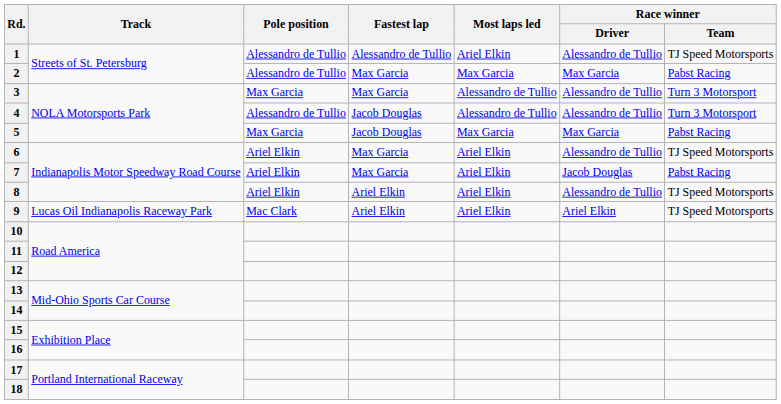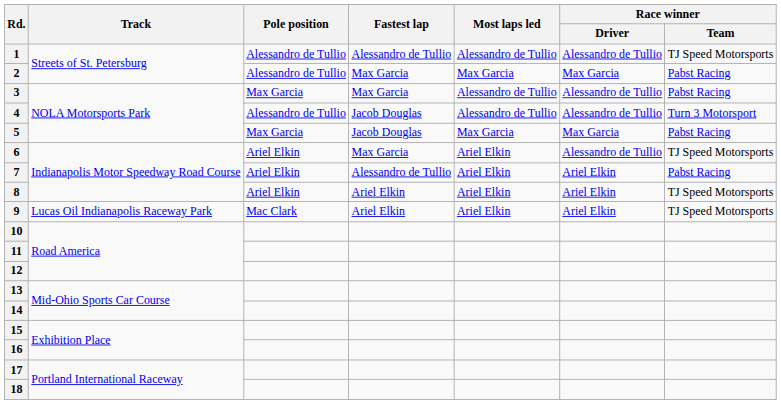(484, 53) Ariel Elkin -> (507, 53) Alessandro de Tullio
(712, 92) Turn 3 Motorsport -> (699, 92) Pabst Racing
(380, 171) Max Garcia -> (401, 171) Alessandro de Tullio
(597, 171) Jacob Douglas -> (589, 171) Ariel Elkin
(612, 191) Alessandro de Tullio -> (589, 191) Ariel Elkin
